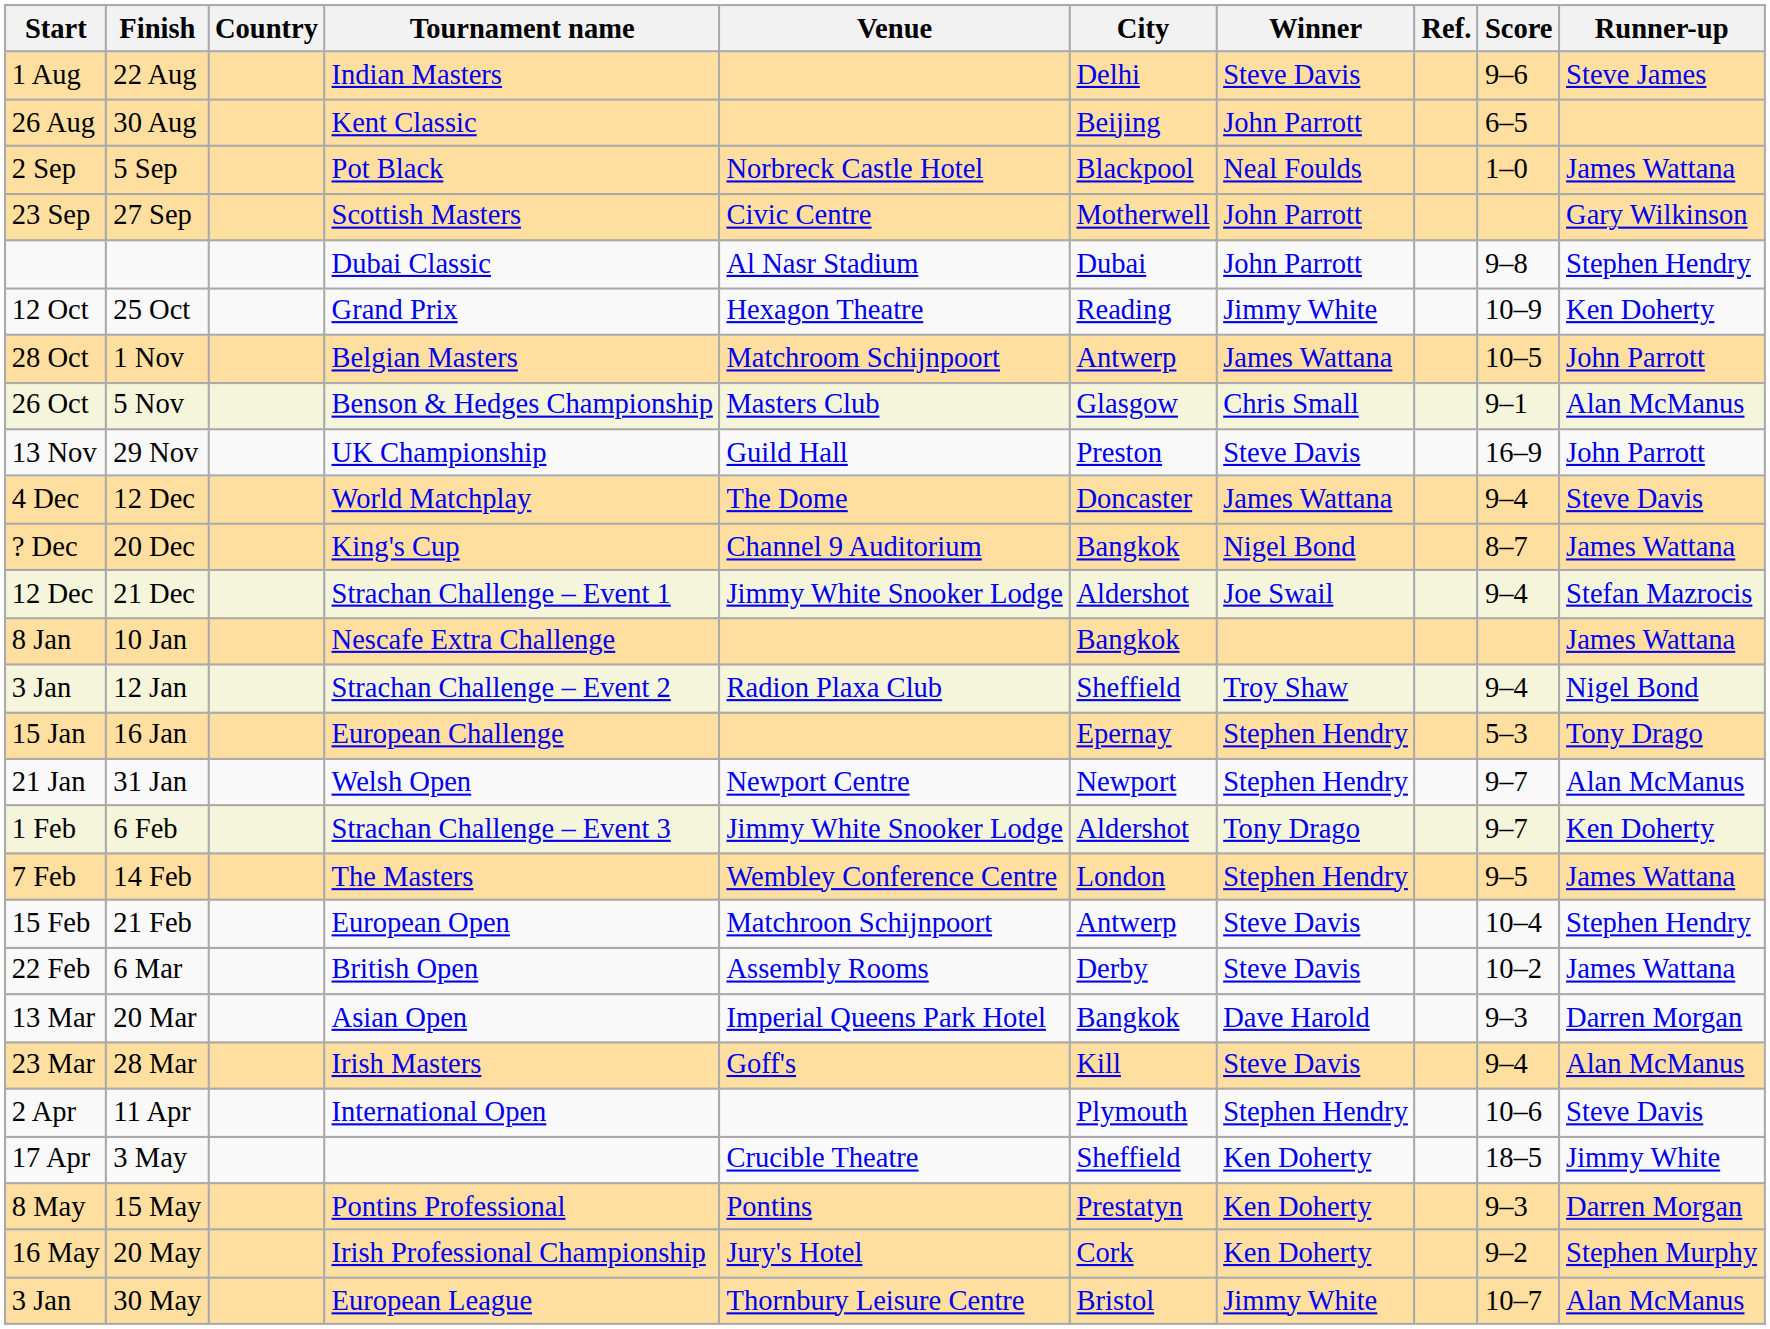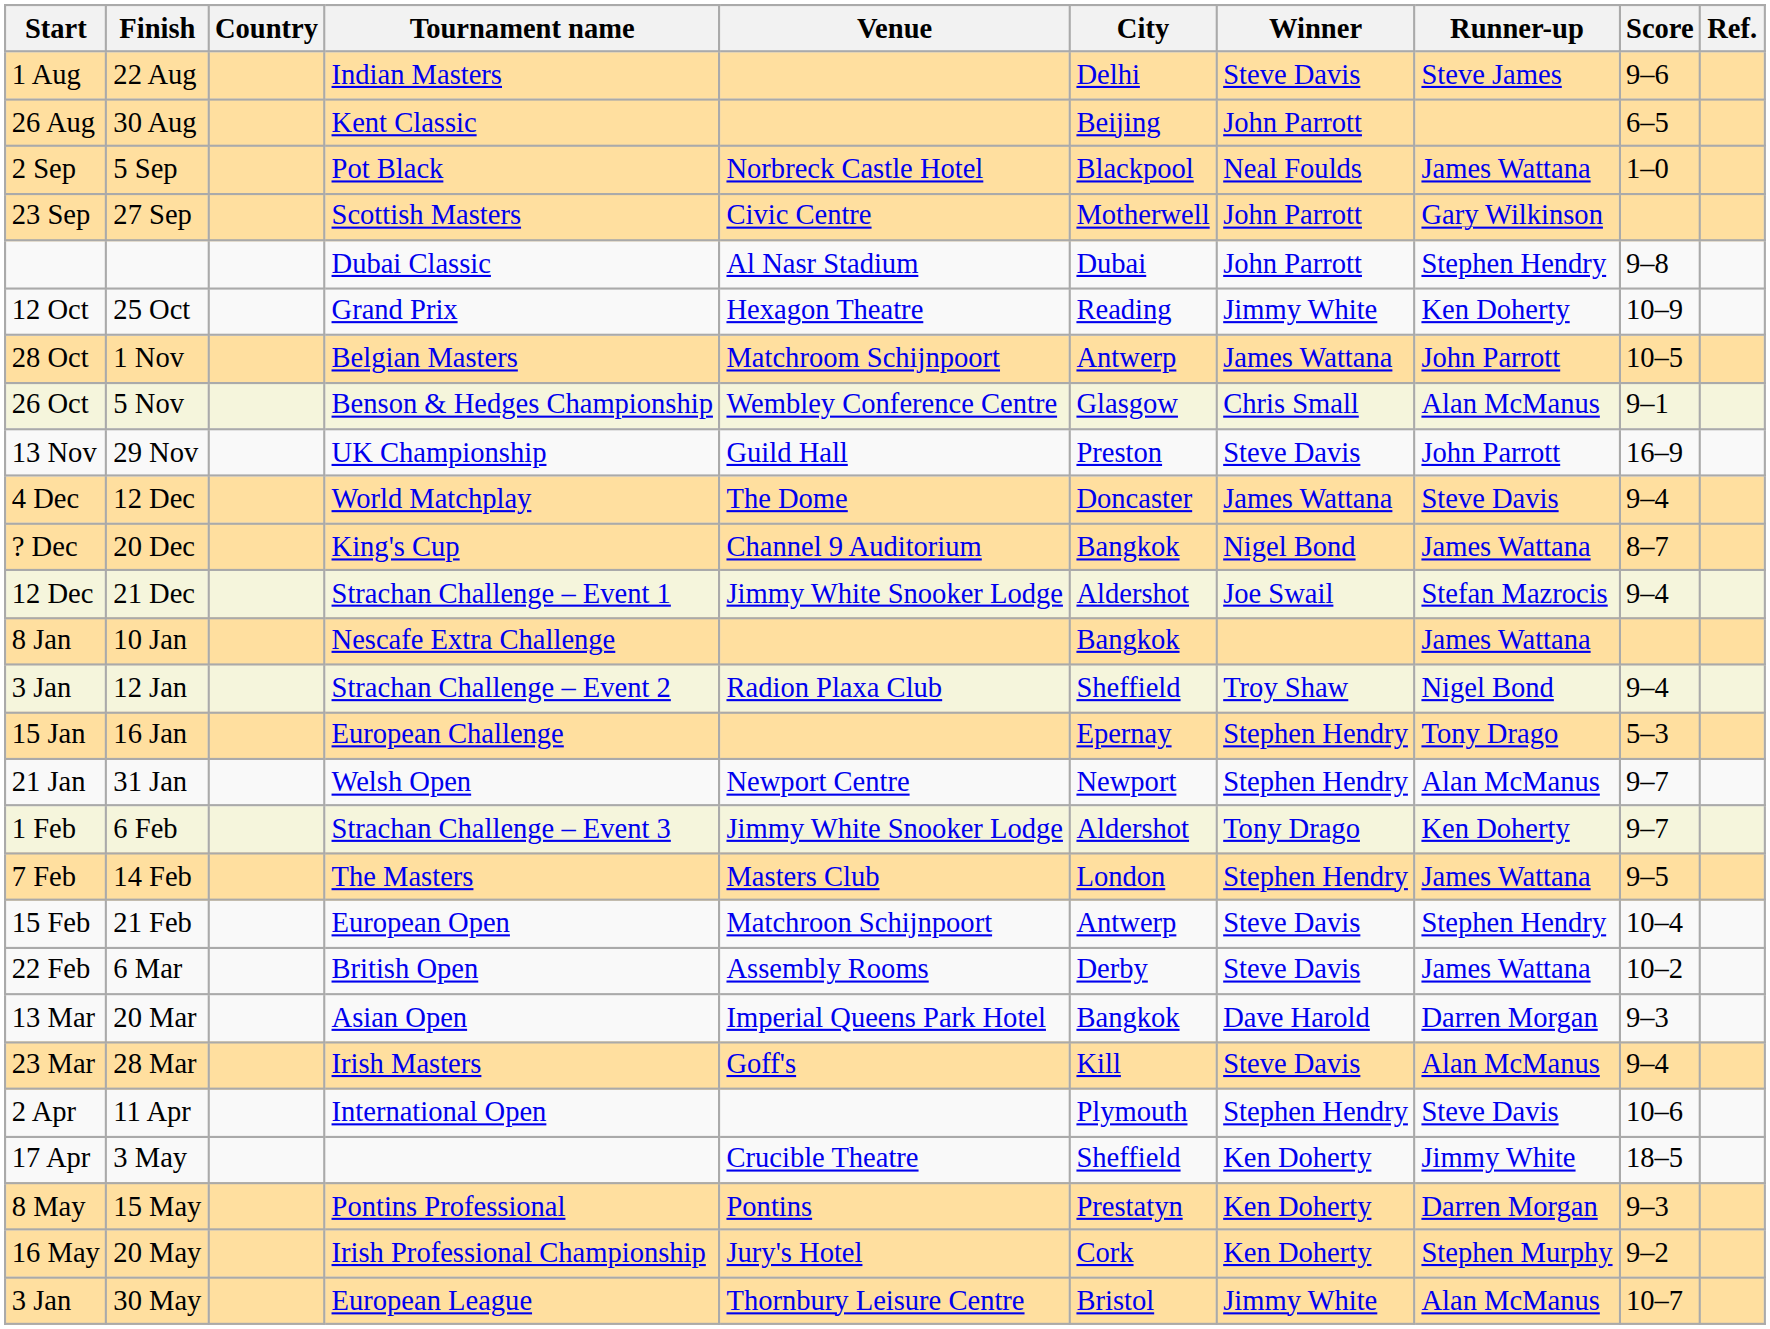columns swapped: (1662, 27) <-> (1446, 27)
(803, 404) Masters Club -> (892, 404) Wembley Conference Centre
(892, 875) Wembley Conference Centre -> (803, 875) Masters Club
